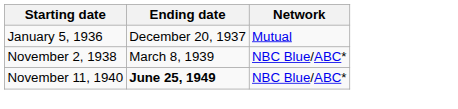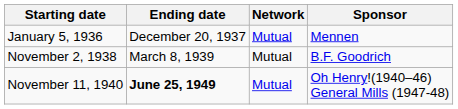+ column: (380, 15)
(299, 57) NBC Blue/ABC* -> (272, 57) Mutual
(299, 78) NBC Blue/ABC* -> (272, 85) Mutual
